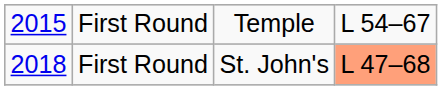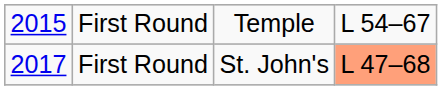(39, 64) 2018 -> (39, 64) 2017
